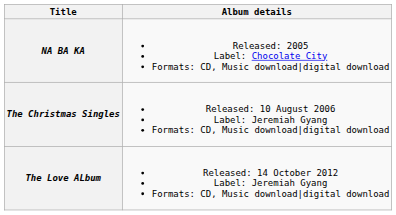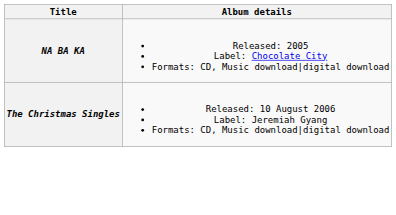- row: (63, 178)
